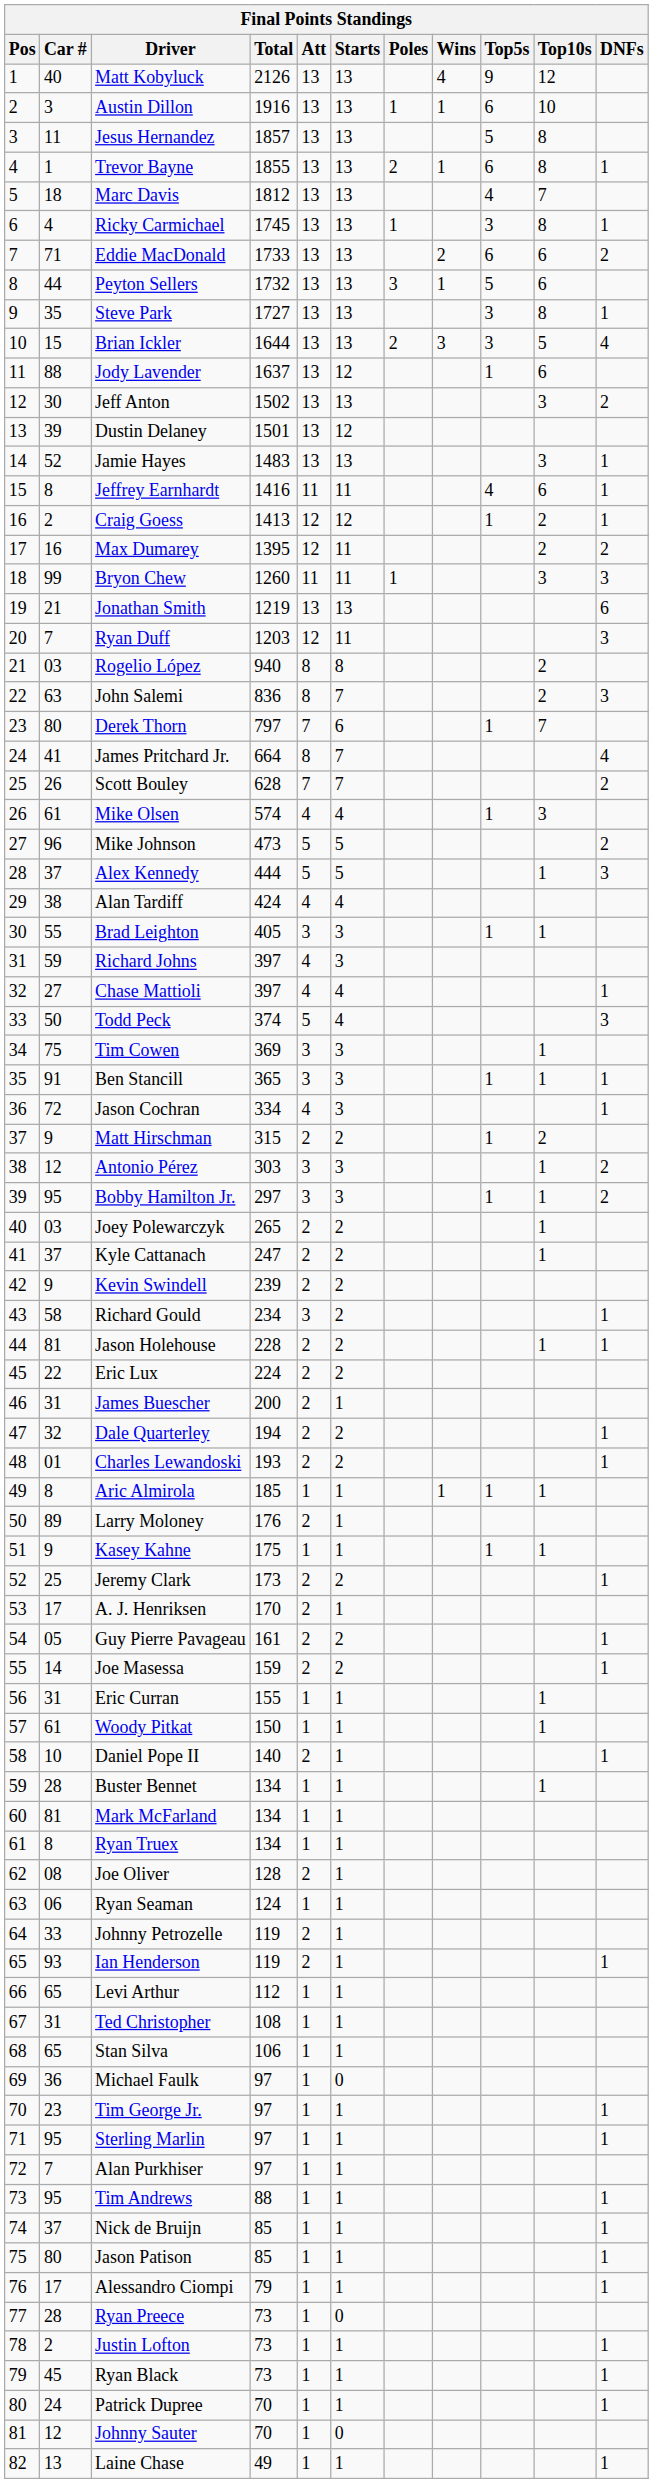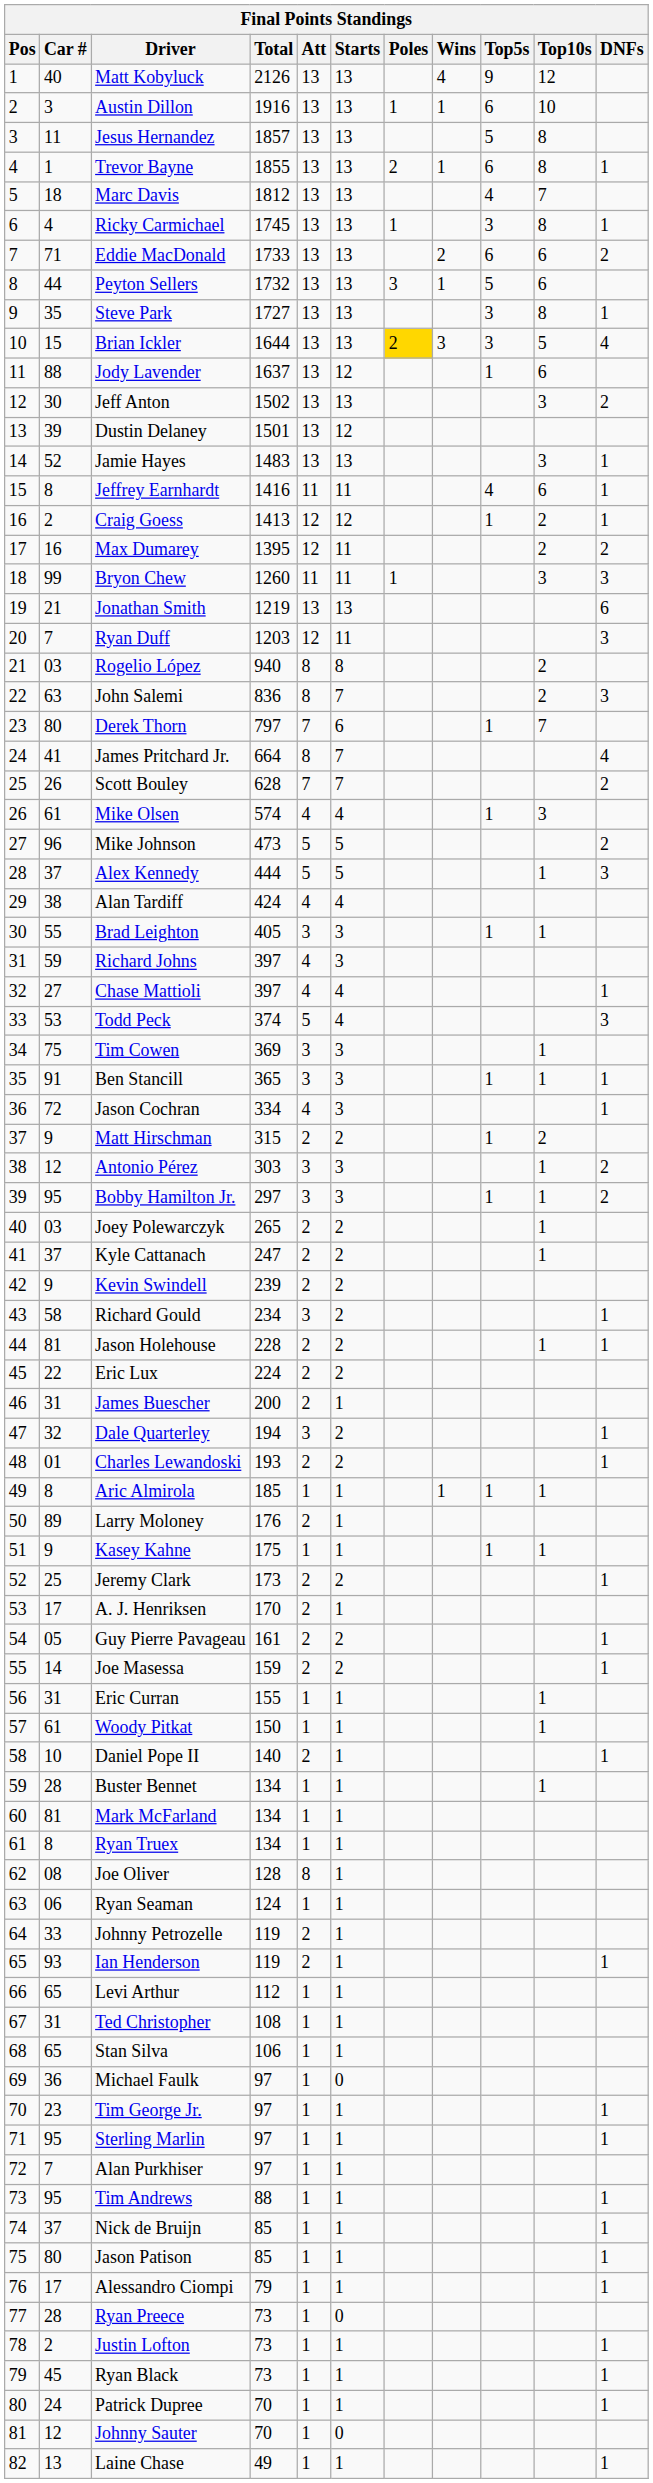(393, 343) no background -> (393, 343) gold background
(53, 1020) 50 -> (53, 1020) 53
(306, 1433) 2 -> (306, 1433) 3
(306, 1874) 2 -> (306, 1874) 8
